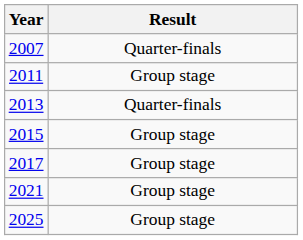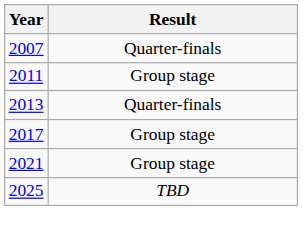- row: (26, 134)
(173, 220) Group stage -> (173, 191) TBD
